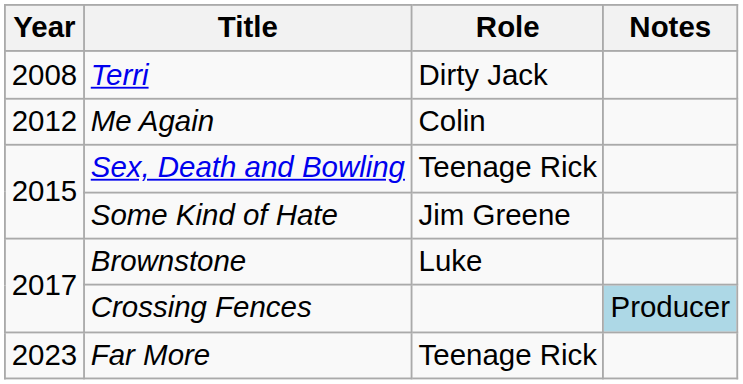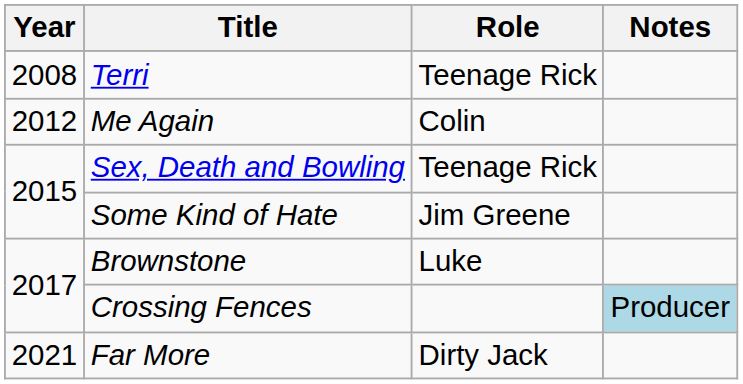(483, 74) Dirty Jack -> (508, 74) Teenage Rick
(44, 354) 2023 -> (44, 354) 2021
(508, 354) Teenage Rick -> (483, 354) Dirty Jack
